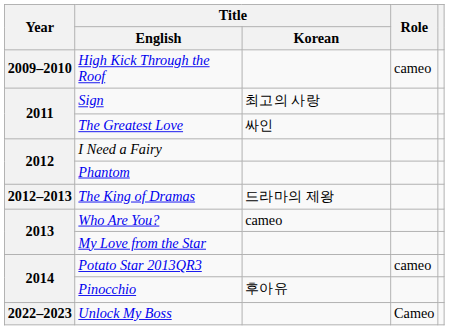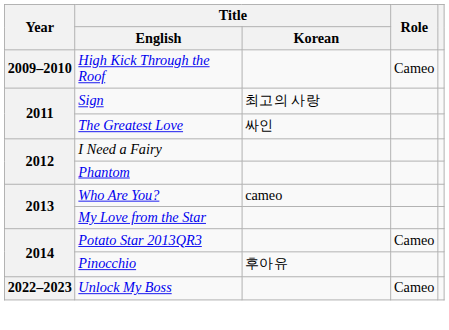(413, 68) cameo -> (414, 68) Cameo
- row: (137, 196)
(413, 265) cameo -> (414, 240) Cameo
